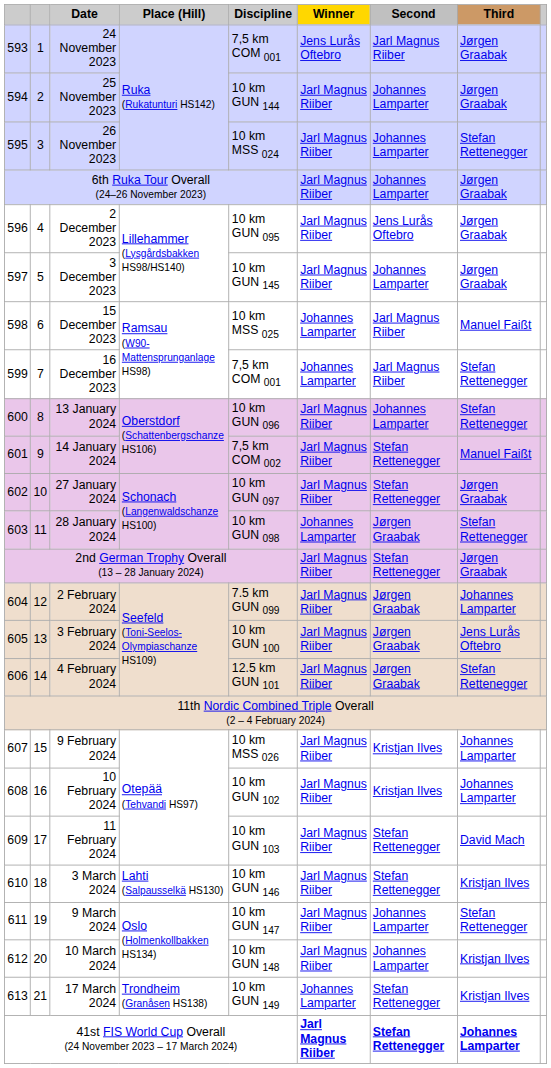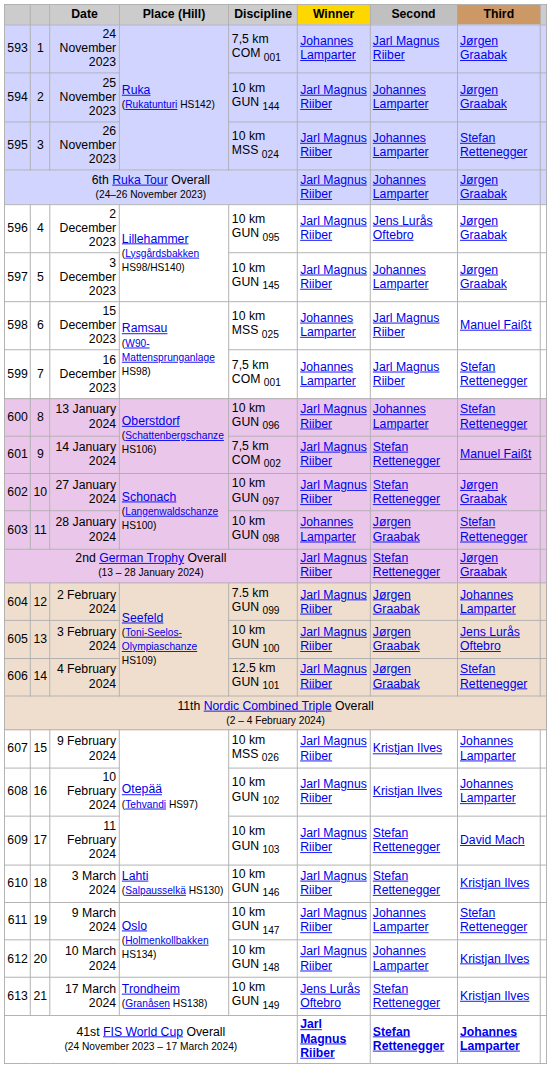(330, 48) Jens Lurås Oftebro -> (328, 48) Johannes Lamparter
(328, 996) Johannes Lamparter -> (330, 996) Jens Lurås Oftebro
